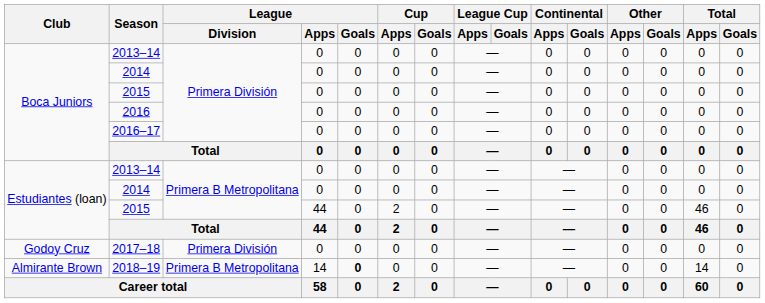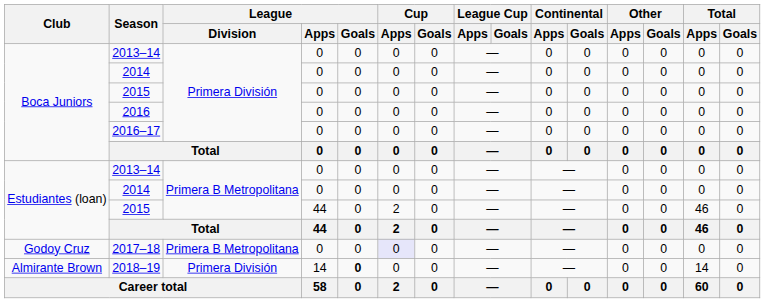(232, 248) Primera División -> (232, 248) Primera B Metropolitana
(396, 248) no background -> (396, 248) lavender background
(232, 268) Primera B Metropolitana -> (232, 268) Primera División
